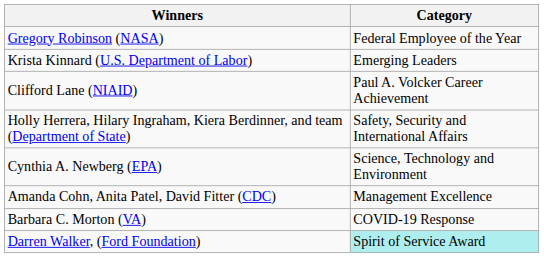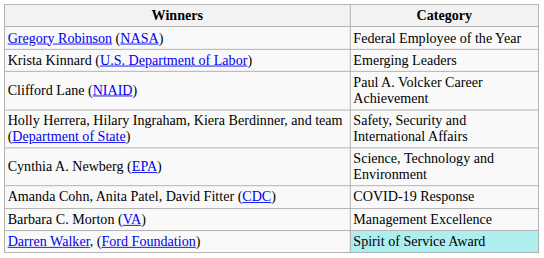(423, 197) Management Excellence -> (414, 197) COVID-19 Response
(414, 219) COVID-19 Response -> (423, 219) Management Excellence
